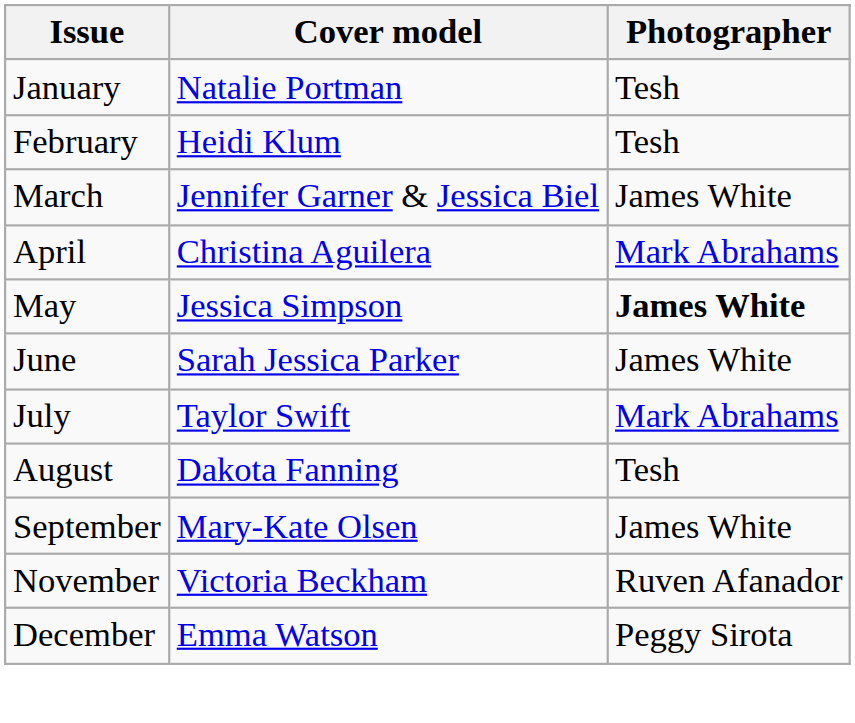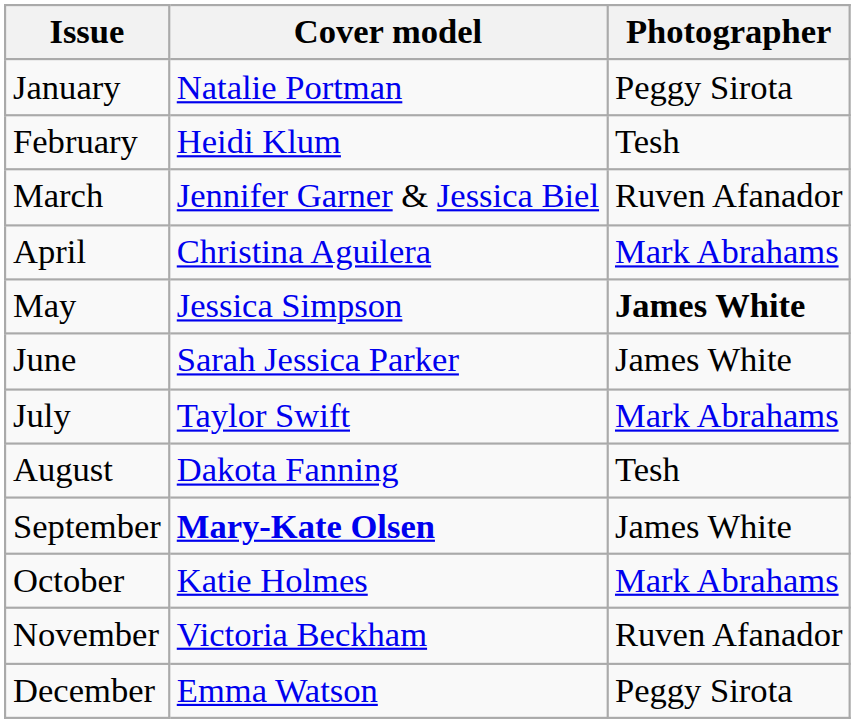(647, 86) Tesh -> (704, 86) Peggy Sirota
(703, 196) James White -> (729, 196) Ruven Afanador
(297, 525) normal -> (306, 525) bold
+ row: (69, 580)
